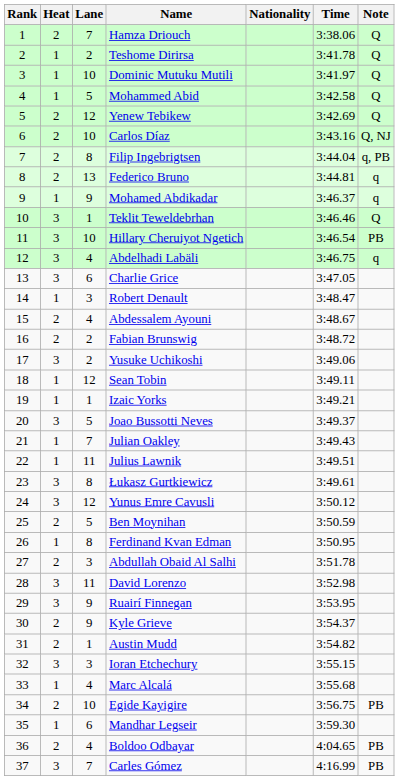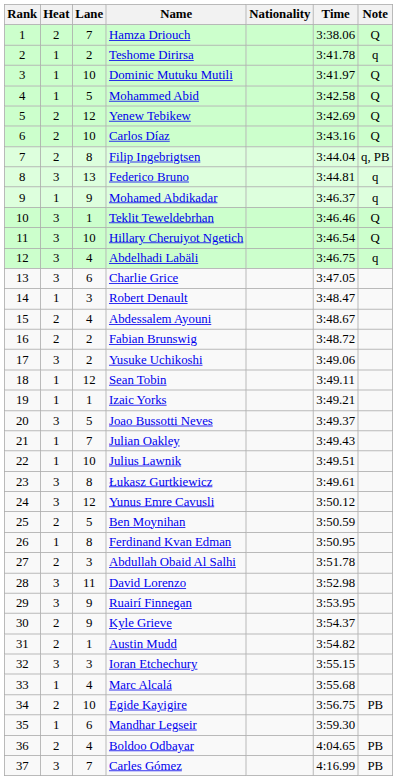(376, 55) Q -> (375, 55) q
(376, 136) Q, NJ -> (375, 136) Q
(56, 177) 2 -> (56, 177) 3
(376, 237) PB -> (375, 237) Q
(89, 461) 11 -> (89, 461) 10
